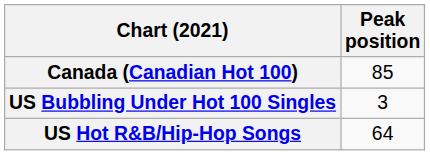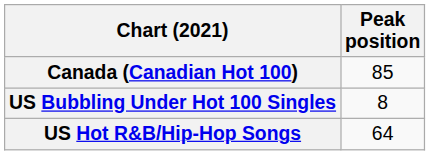(383, 103) 3 -> (383, 103) 8
